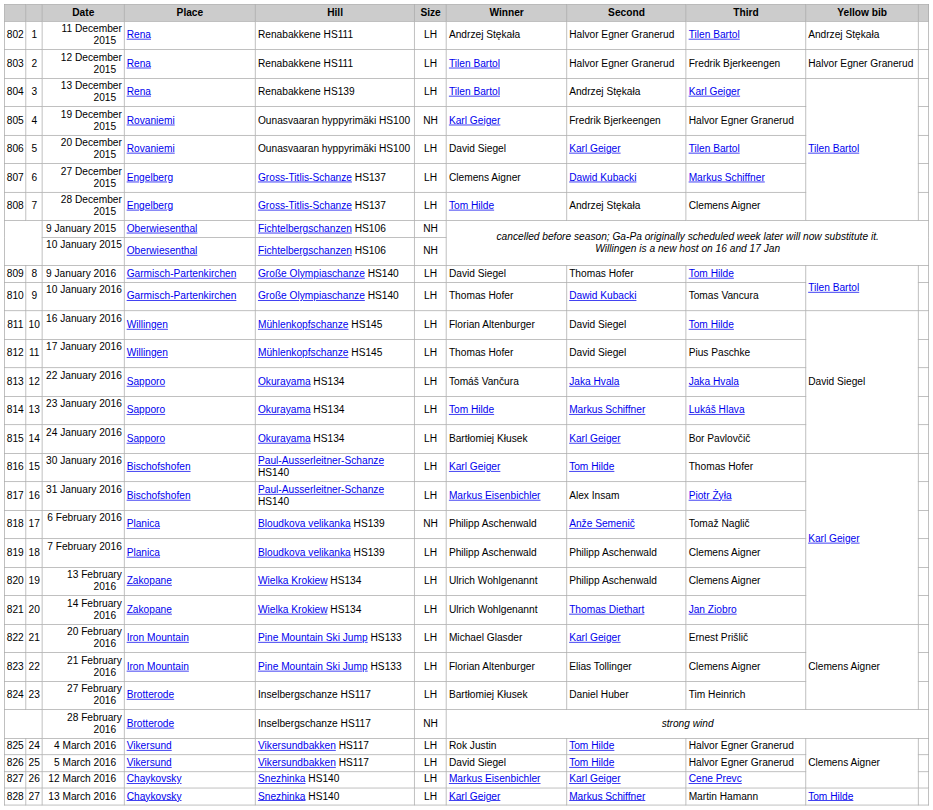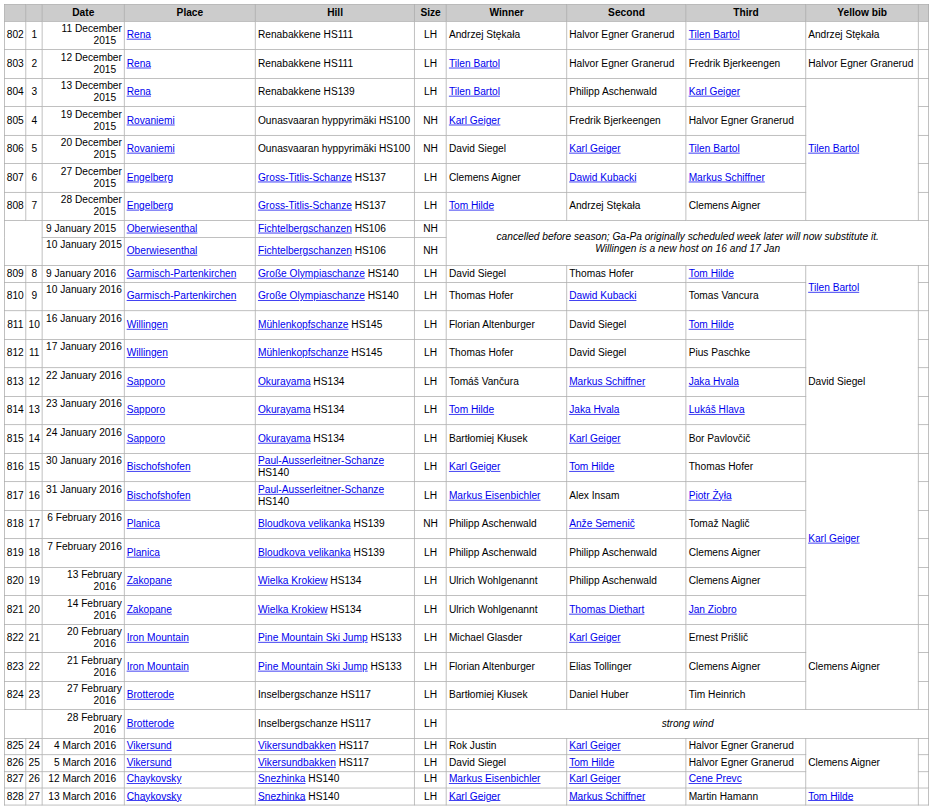(605, 92) Andrzej Stękała -> (613, 92) Philipp Aschenwald
(431, 149) LH -> (431, 149) NH
(594, 381) Jaka Hvala -> (607, 381) Markus Schiffner
(607, 410) Markus Schiffner -> (594, 410) Jaka Hvala
(431, 723) NH -> (431, 723) LH
(592, 746) Tom Hilde -> (595, 746) Karl Geiger
